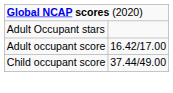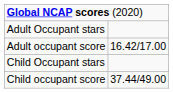+ row: (56, 63)
